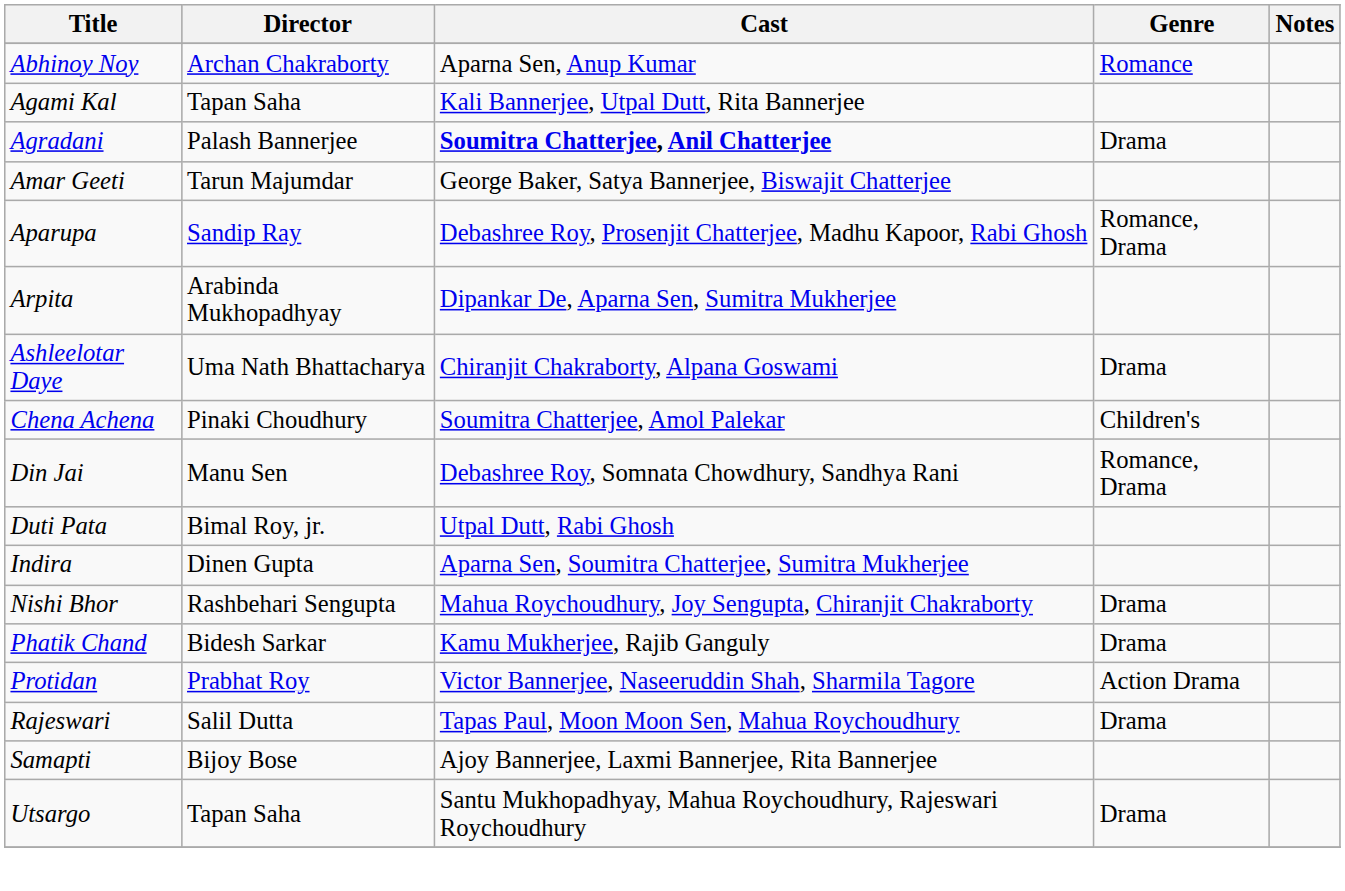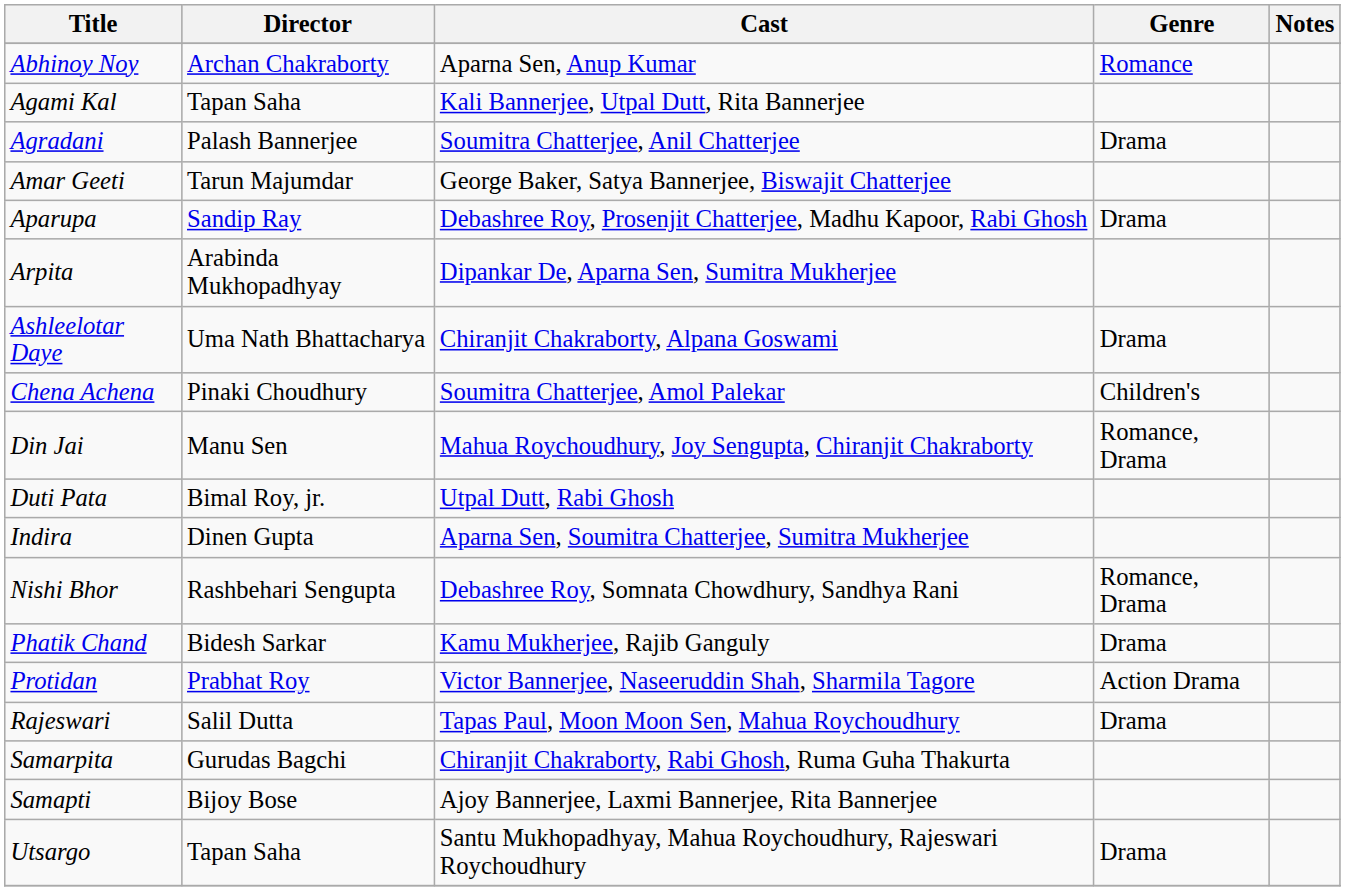(636, 141) bold -> (620, 141) normal
(1149, 233) Romance, Drama -> (1133, 219) Drama
(699, 472) Debashree Roy, Somnata Chowdhury, Sandhya Rani -> (736, 445) Mahua Roychoudhury, Joy Sengupta, Chiranjit Chakraborty
(736, 603) Mahua Roychoudhury, Joy Sengupta, Chiranjit Chakraborty -> (699, 589) Debashree Roy, Somnata Chowdhury, Sandhya Rani
(1133, 603) Drama -> (1149, 589) Romance, Drama
+ row: (62, 760)
